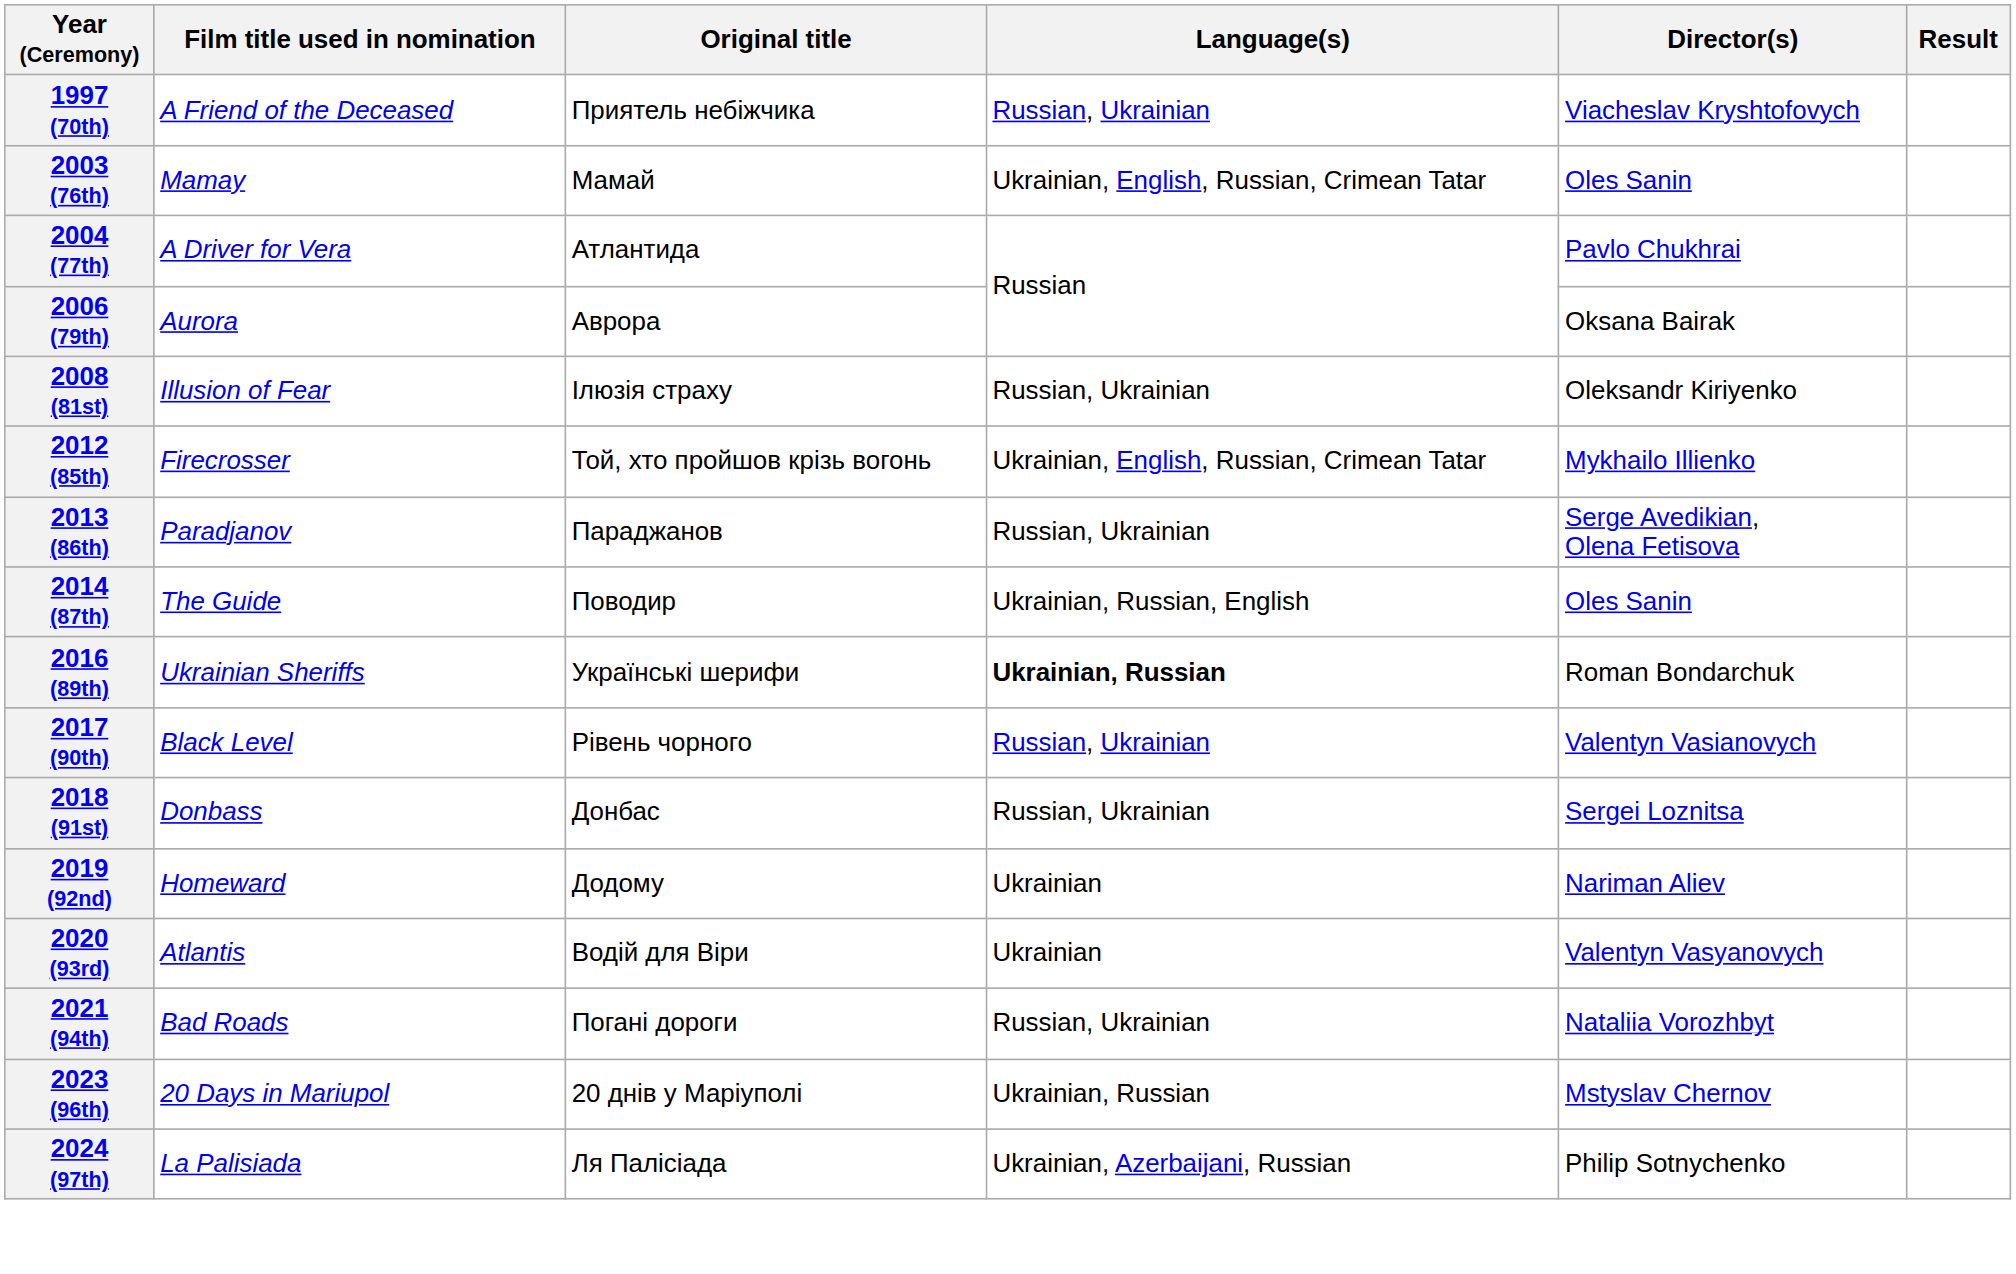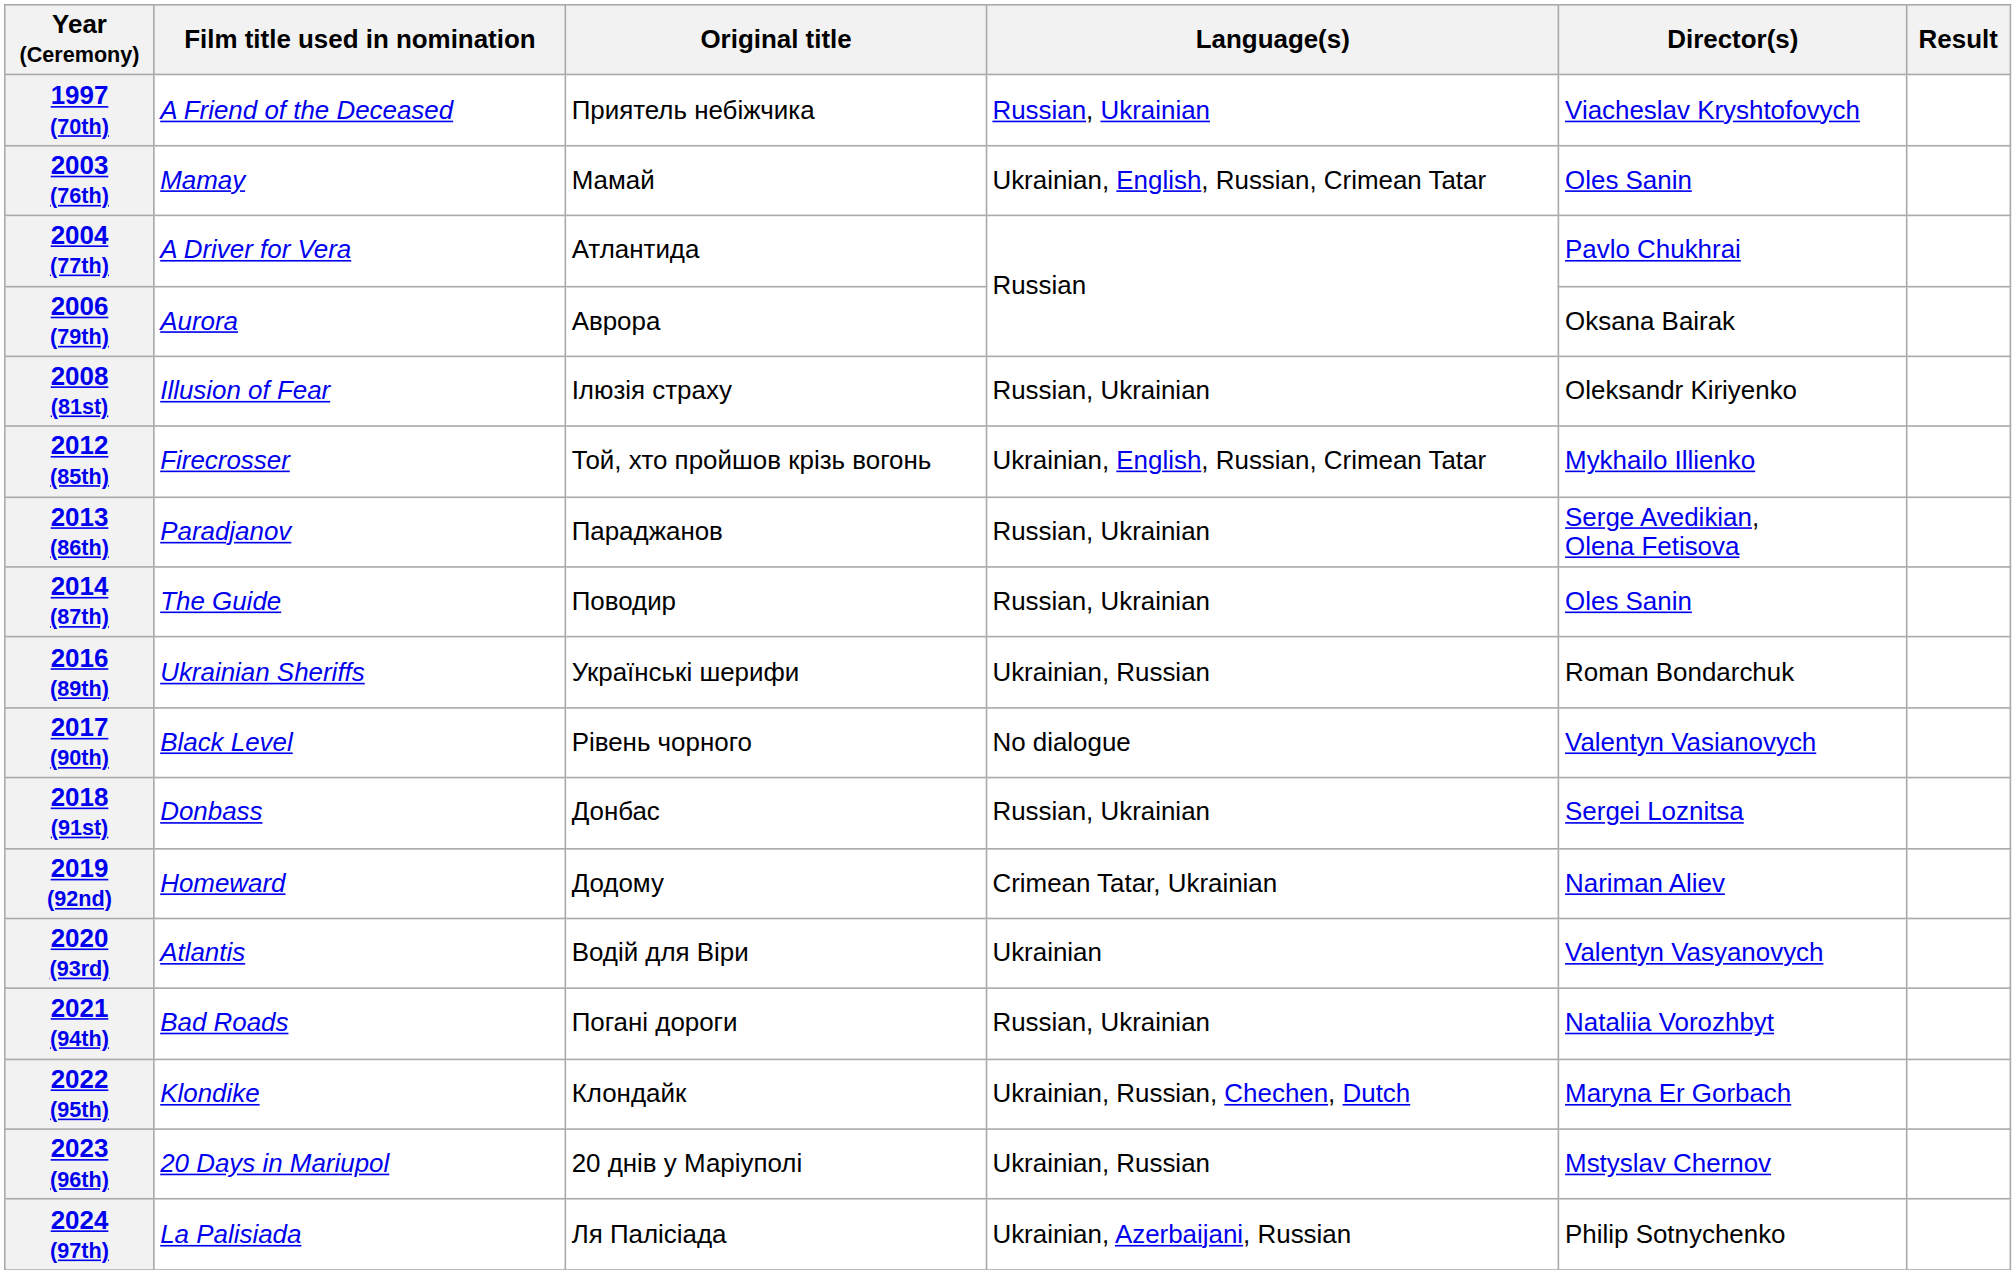(1151, 601) Ukrainian, Russian, English -> (1101, 601) Russian, Ukrainian
(1109, 672) bold -> (1101, 672) normal
(1101, 742) Russian, Ukrainian -> (1062, 742) No dialogue
(1047, 882) Ukrainian -> (1135, 882) Crimean Tatar, Ukrainian
+ row: (79, 1093)
